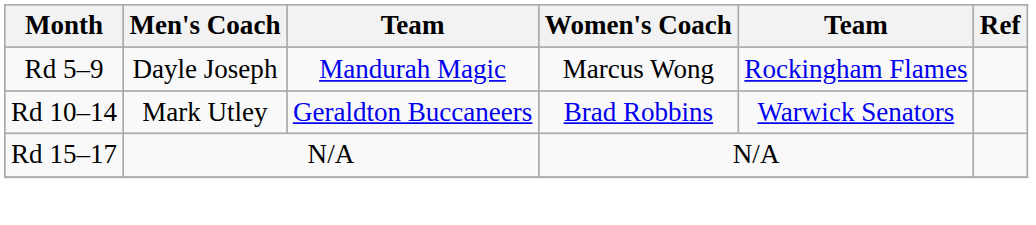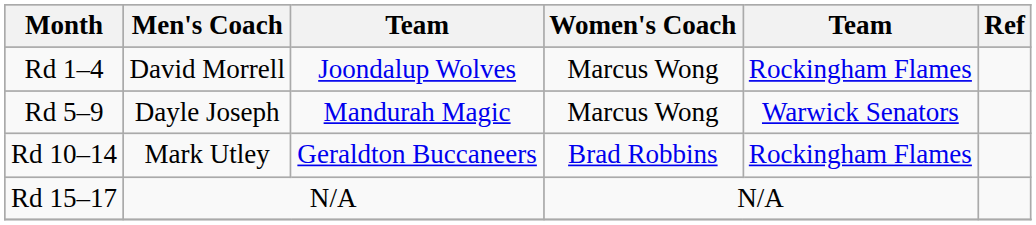+ row: (64, 68)
(856, 68) Rockingham Flames -> (860, 111) Warwick Senators
(856, 111) Warwick Senators -> (860, 154) Rockingham Flames
